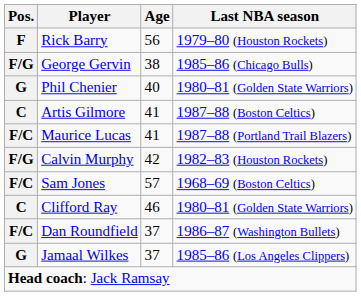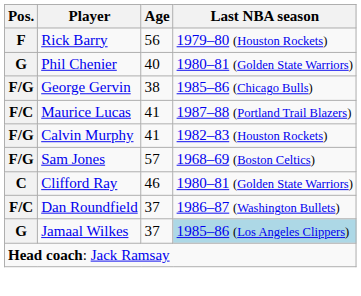rows swapped: (79, 87) <-> (86, 64)
- row: (83, 111)
(152, 159) 42 -> (152, 135) 41
(21, 183) F/C -> (21, 159) F/G
(263, 254) no background -> (263, 231) lightblue background
